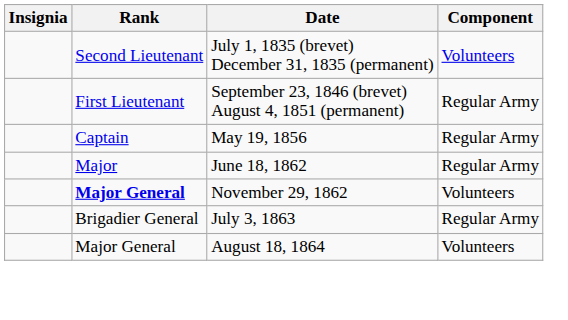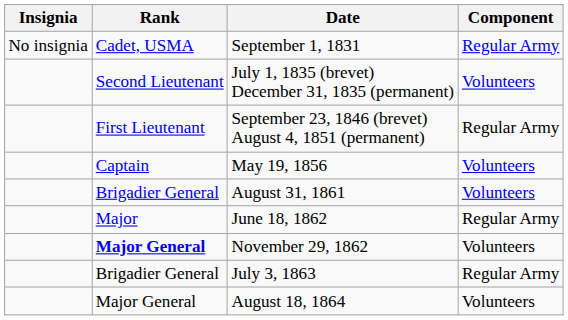+ row: (296, 45)
(490, 138) Regular Army -> (498, 165) Volunteers
+ row: (288, 192)
